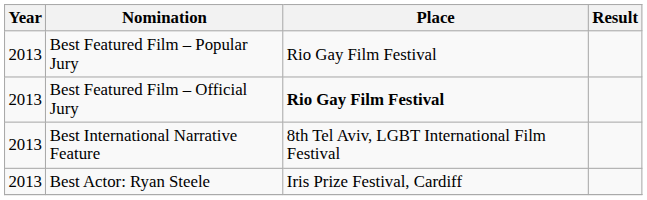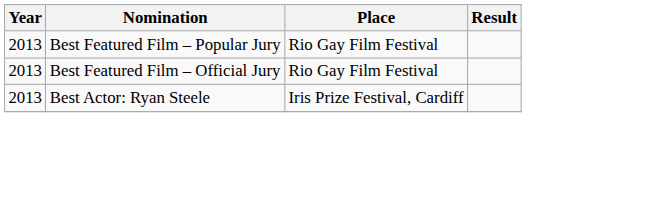(365, 99) bold -> (363, 71) normal
- row: (144, 145)
